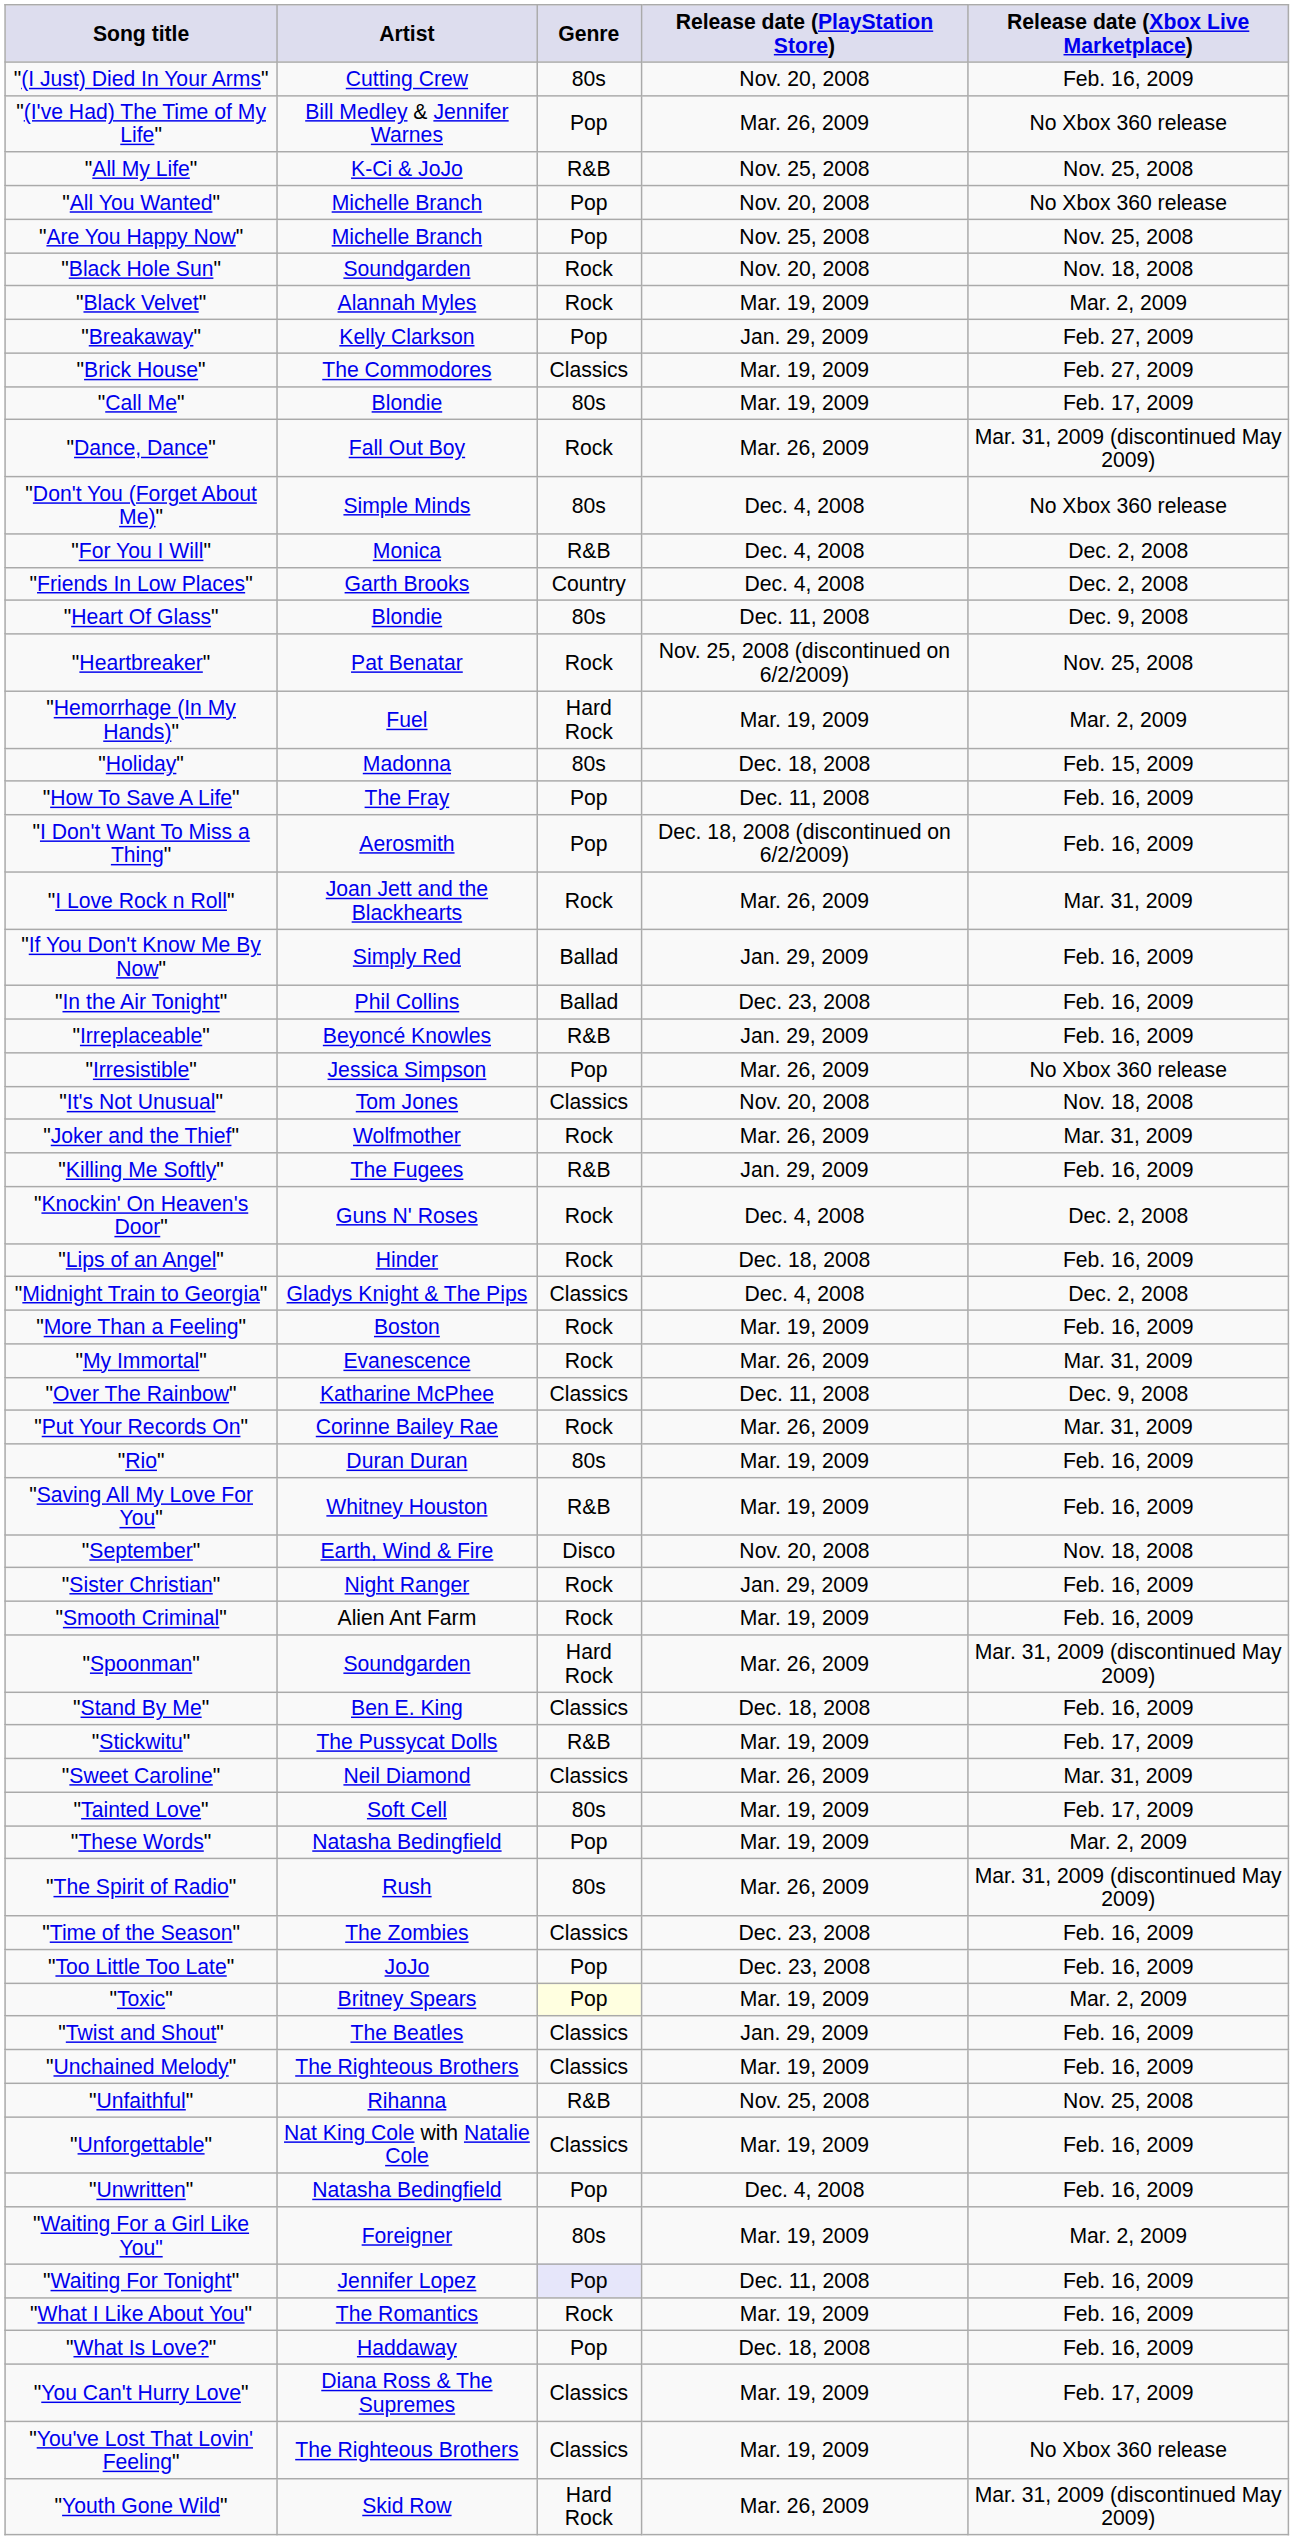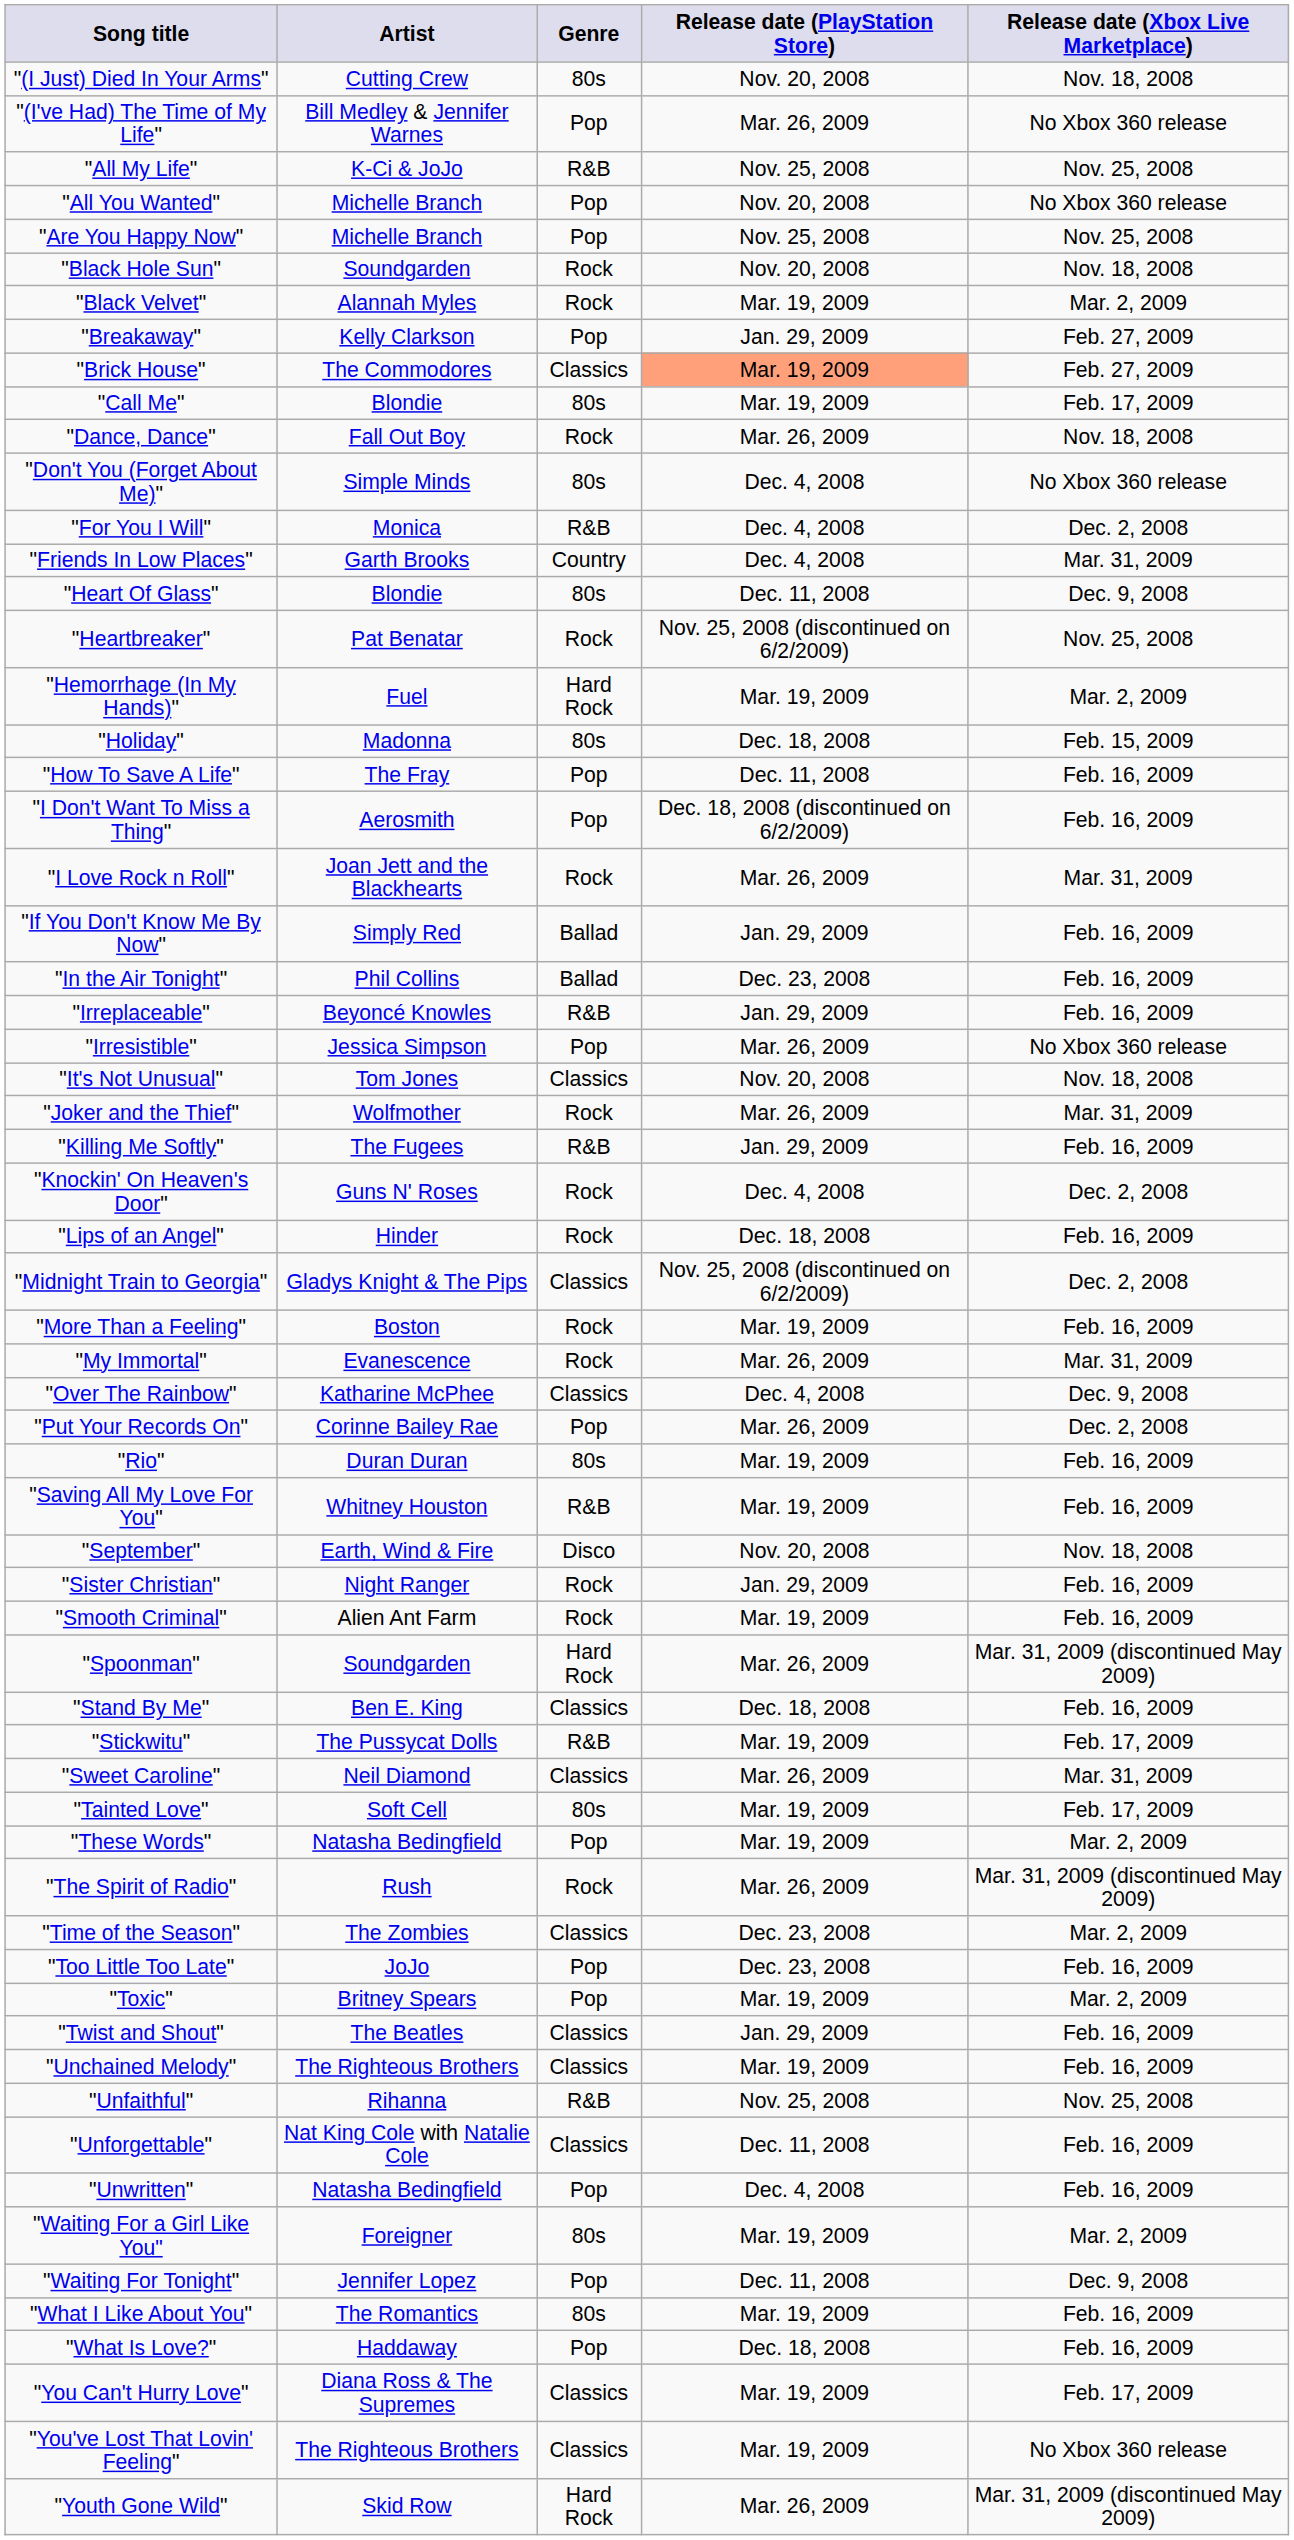(1128, 78) Feb. 16, 2009 -> (1128, 78) Nov. 18, 2008
(804, 369) no background -> (804, 369) lightsalmon background
(1128, 448) Mar. 31, 2009 (discontinued May 2009) -> (1128, 436) Nov. 18, 2008
(1128, 584) Dec. 2, 2008 -> (1128, 560) Mar. 31, 2009
(804, 1293) Dec. 4, 2008 -> (804, 1282) Nov. 25, 2008 (discontinued on 6/2/2009)
(804, 1394) Dec. 11, 2008 -> (804, 1394) Dec. 4, 2008
(589, 1427) Rock -> (589, 1427) Pop
(1128, 1427) Mar. 31, 2009 -> (1128, 1427) Dec. 2, 2008
(589, 1887) 80s -> (589, 1887) Rock
(1128, 1932) Feb. 16, 2009 -> (1128, 1932) Mar. 2, 2009
(589, 1999) lightyellow background -> (589, 1999) no background
(804, 2145) Mar. 19, 2009 -> (804, 2145) Dec. 11, 2008
(589, 2280) lavender background -> (589, 2280) no background
(1128, 2280) Feb. 16, 2009 -> (1128, 2280) Dec. 9, 2008
(589, 2314) Rock -> (589, 2314) 80s
